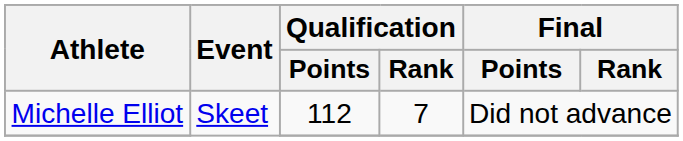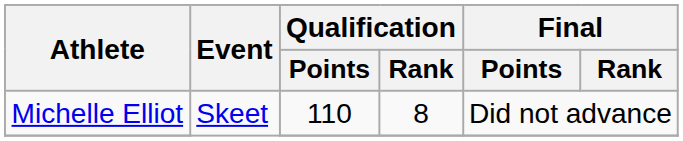(329, 114) 112 -> (329, 114) 110
(421, 114) 7 -> (421, 114) 8
